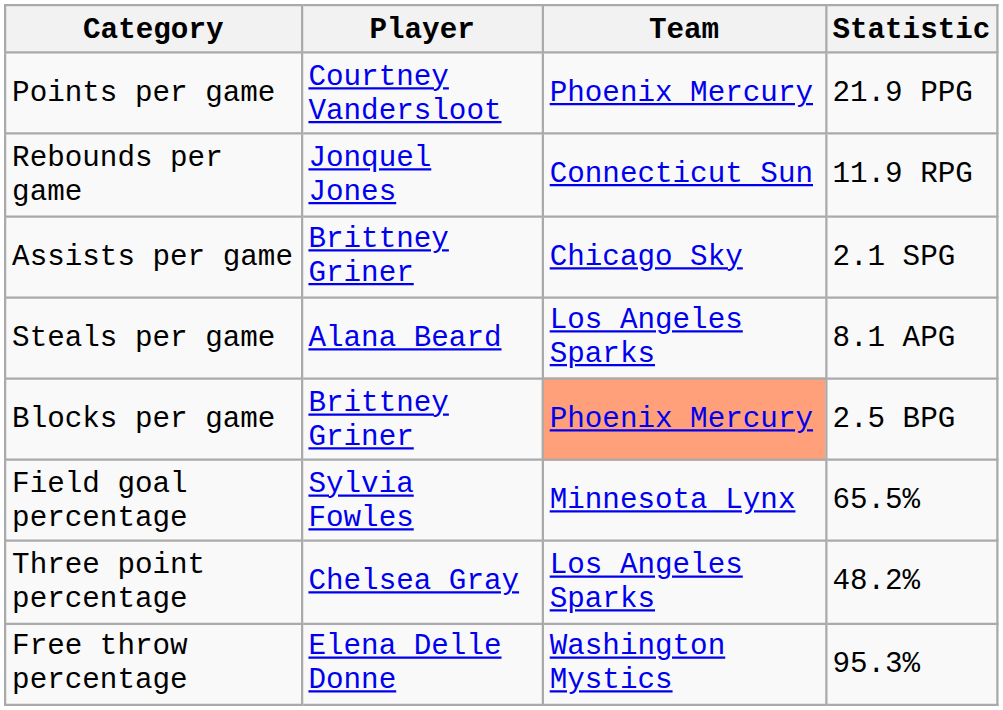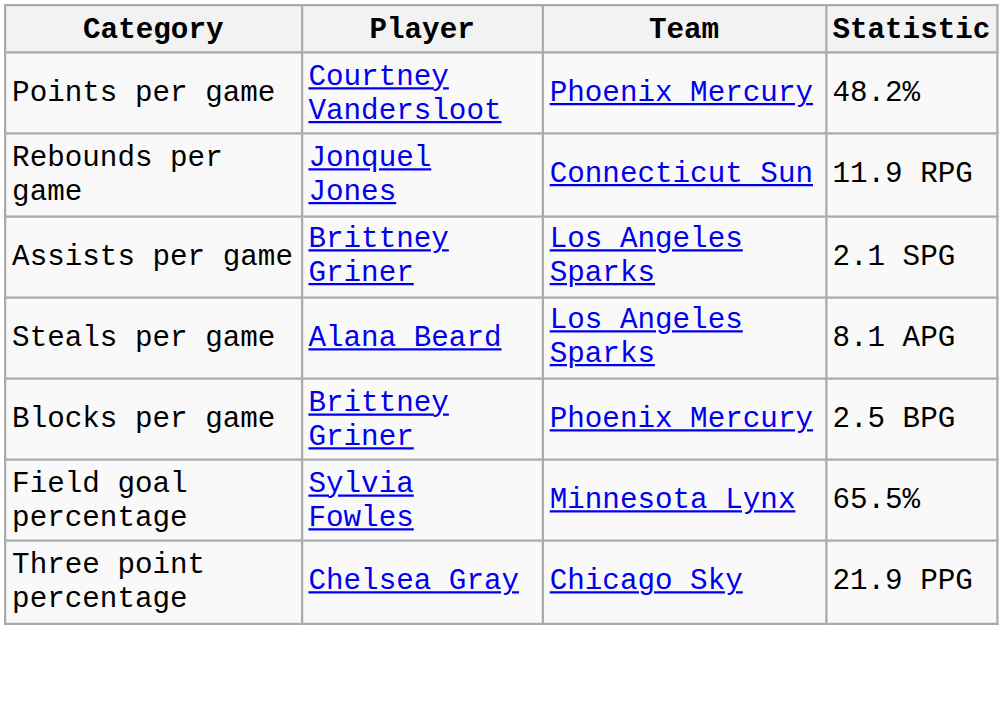(903, 94) 21.9 PPG -> (876, 94) 48.2%
(646, 256) Chicago Sky -> (646, 256) Los Angeles Sparks
(681, 419) lightsalmon background -> (681, 419) no background
(646, 582) Los Angeles Sparks -> (646, 582) Chicago Sky
(876, 582) 48.2% -> (903, 582) 21.9 PPG
- row: (100, 663)
